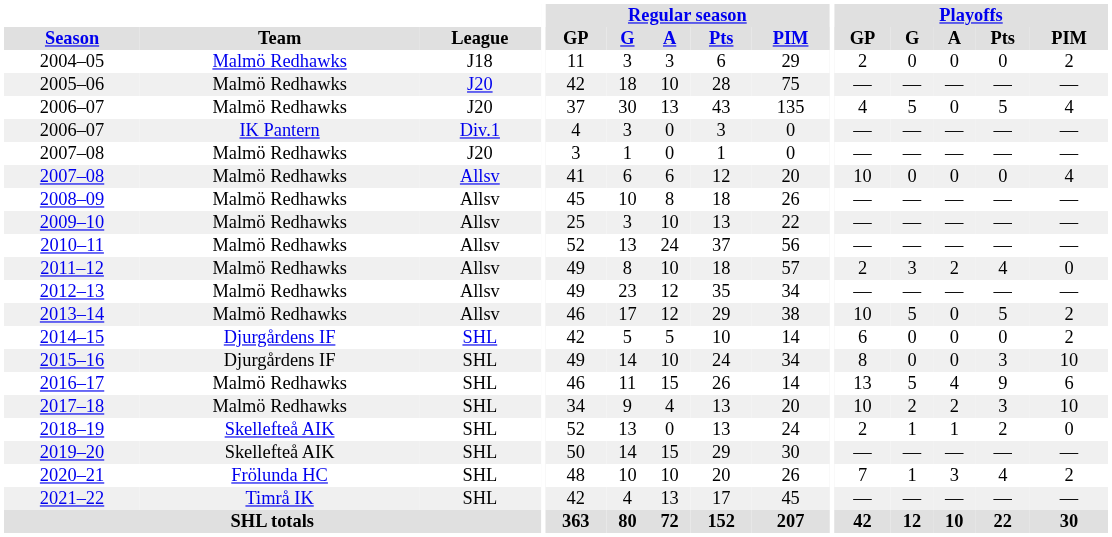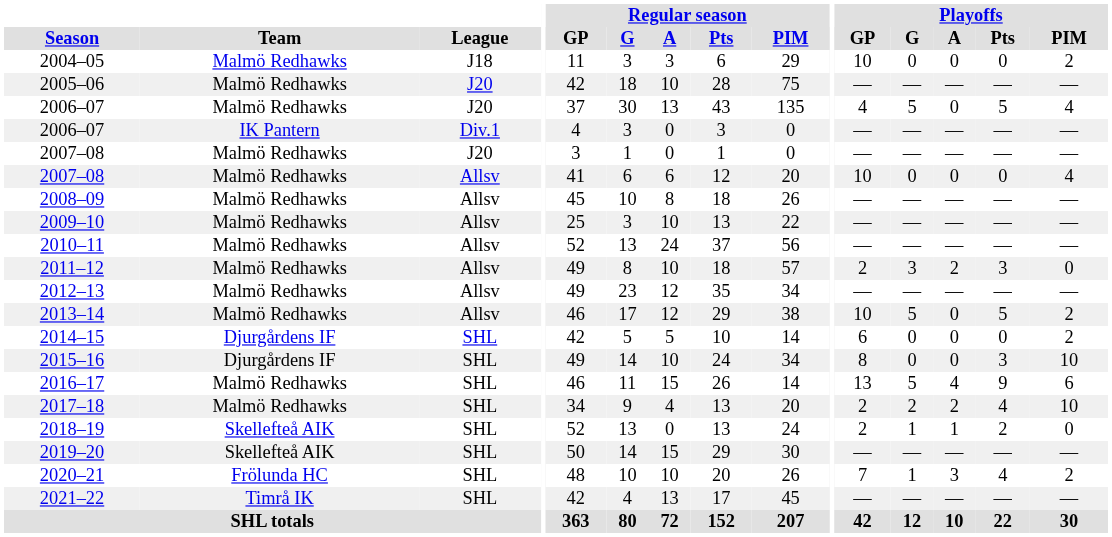(863, 61) 2 -> (863, 61) 10
(1003, 268) 4 -> (1003, 268) 3
(863, 406) 10 -> (863, 406) 2
(1003, 406) 3 -> (1003, 406) 4
